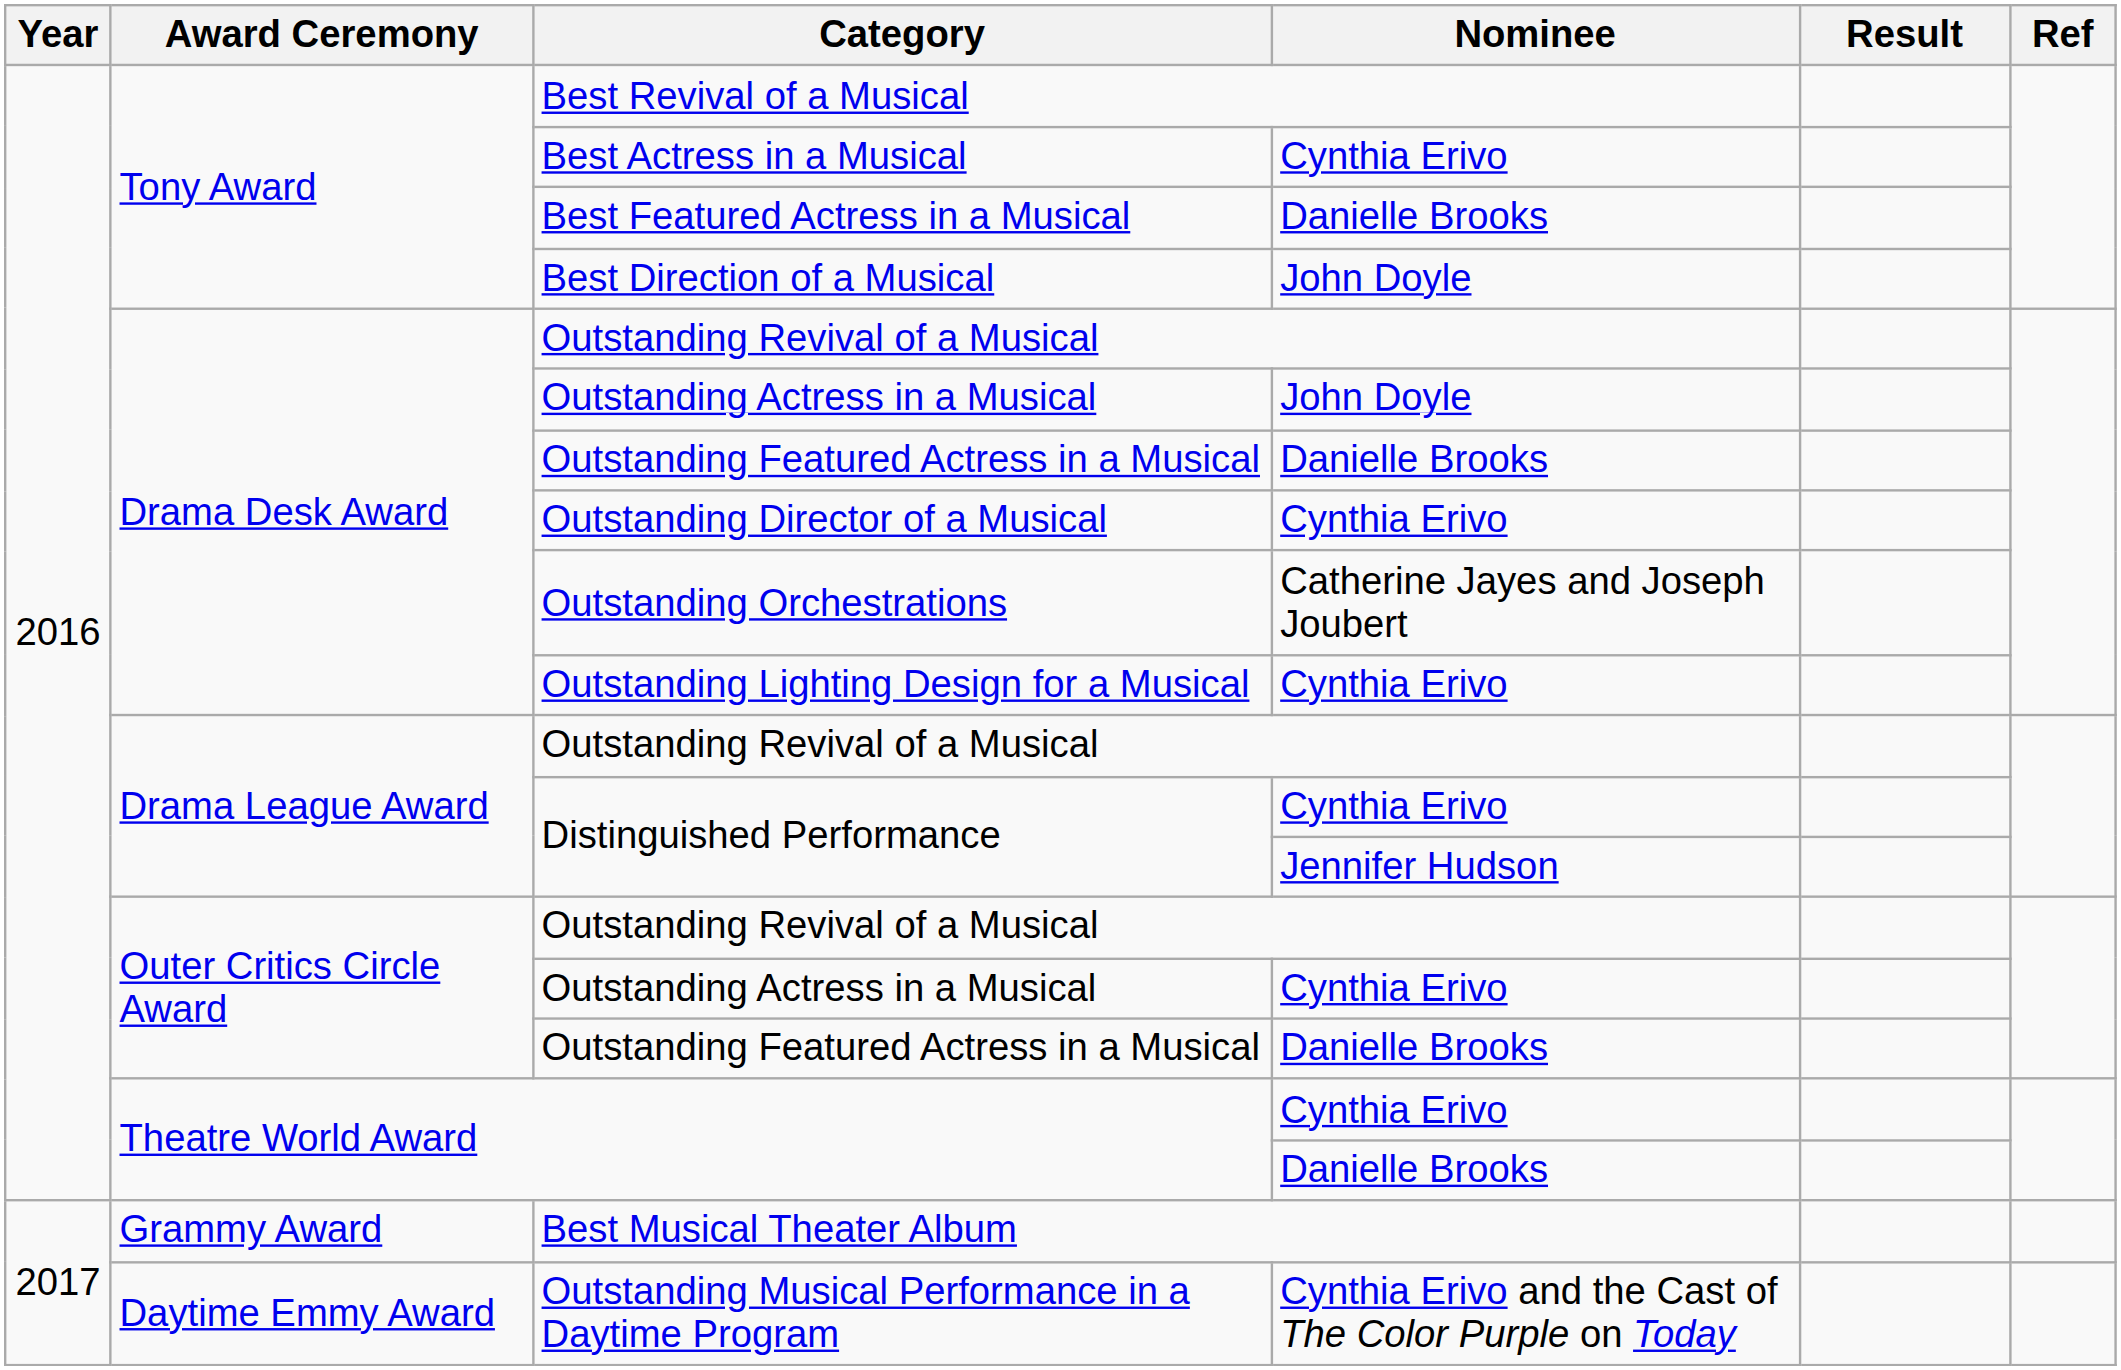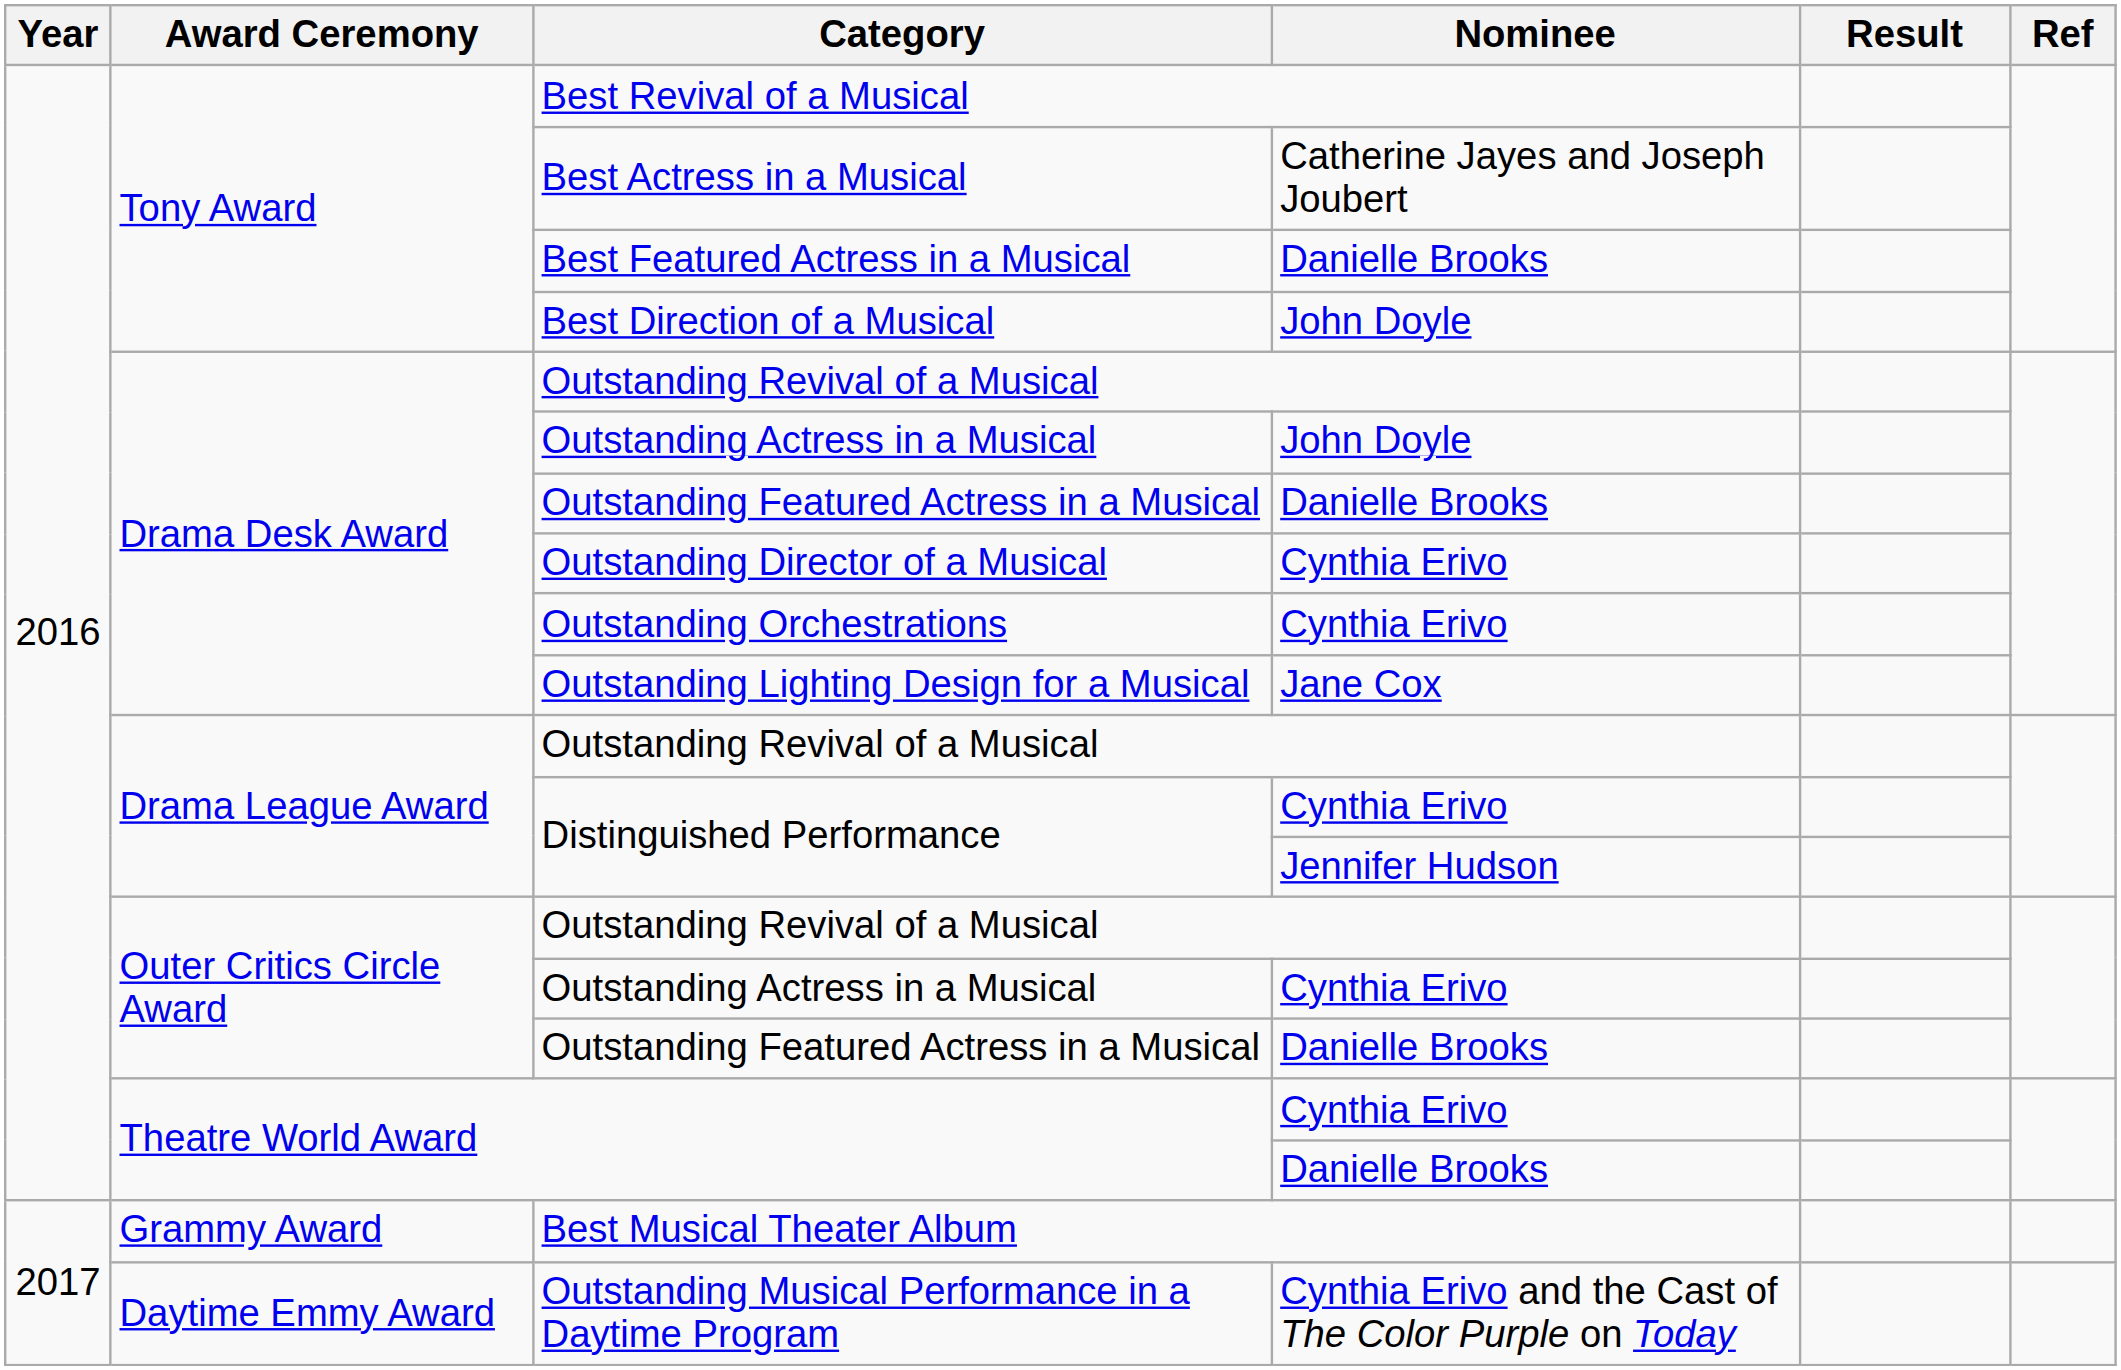(1394, 156) Cynthia Erivo -> (1523, 177) Catherine Jayes and Joseph Joubert
(1523, 602) Catherine Jayes and Joseph Joubert -> (1394, 623) Cynthia Erivo
(1394, 684) Cynthia Erivo -> (1361, 684) Jane Cox
